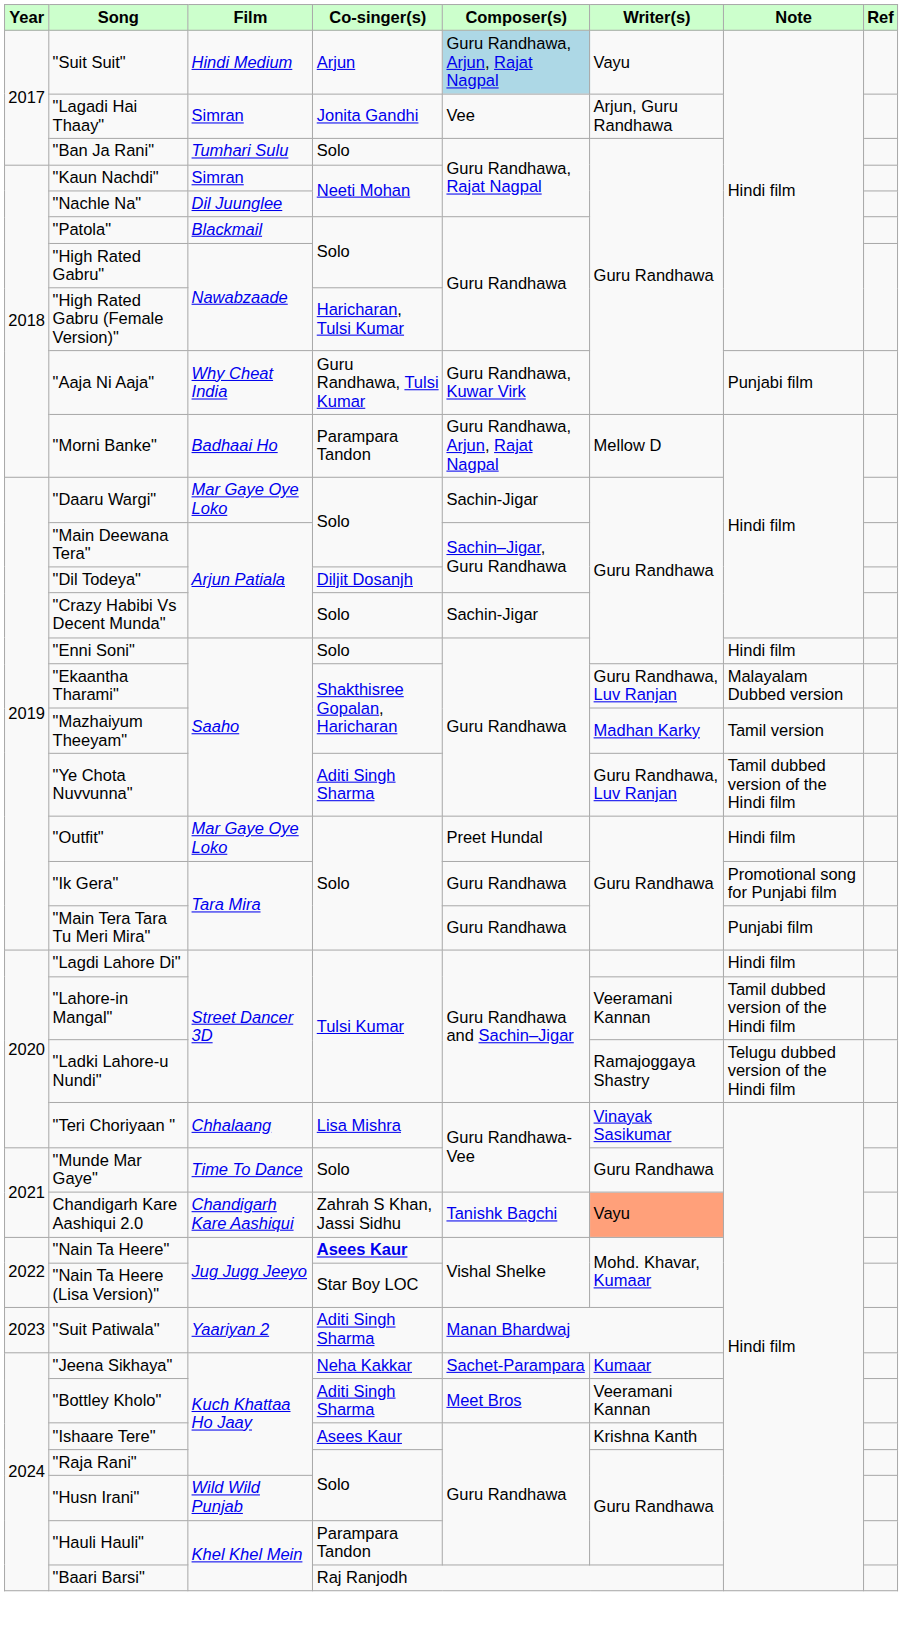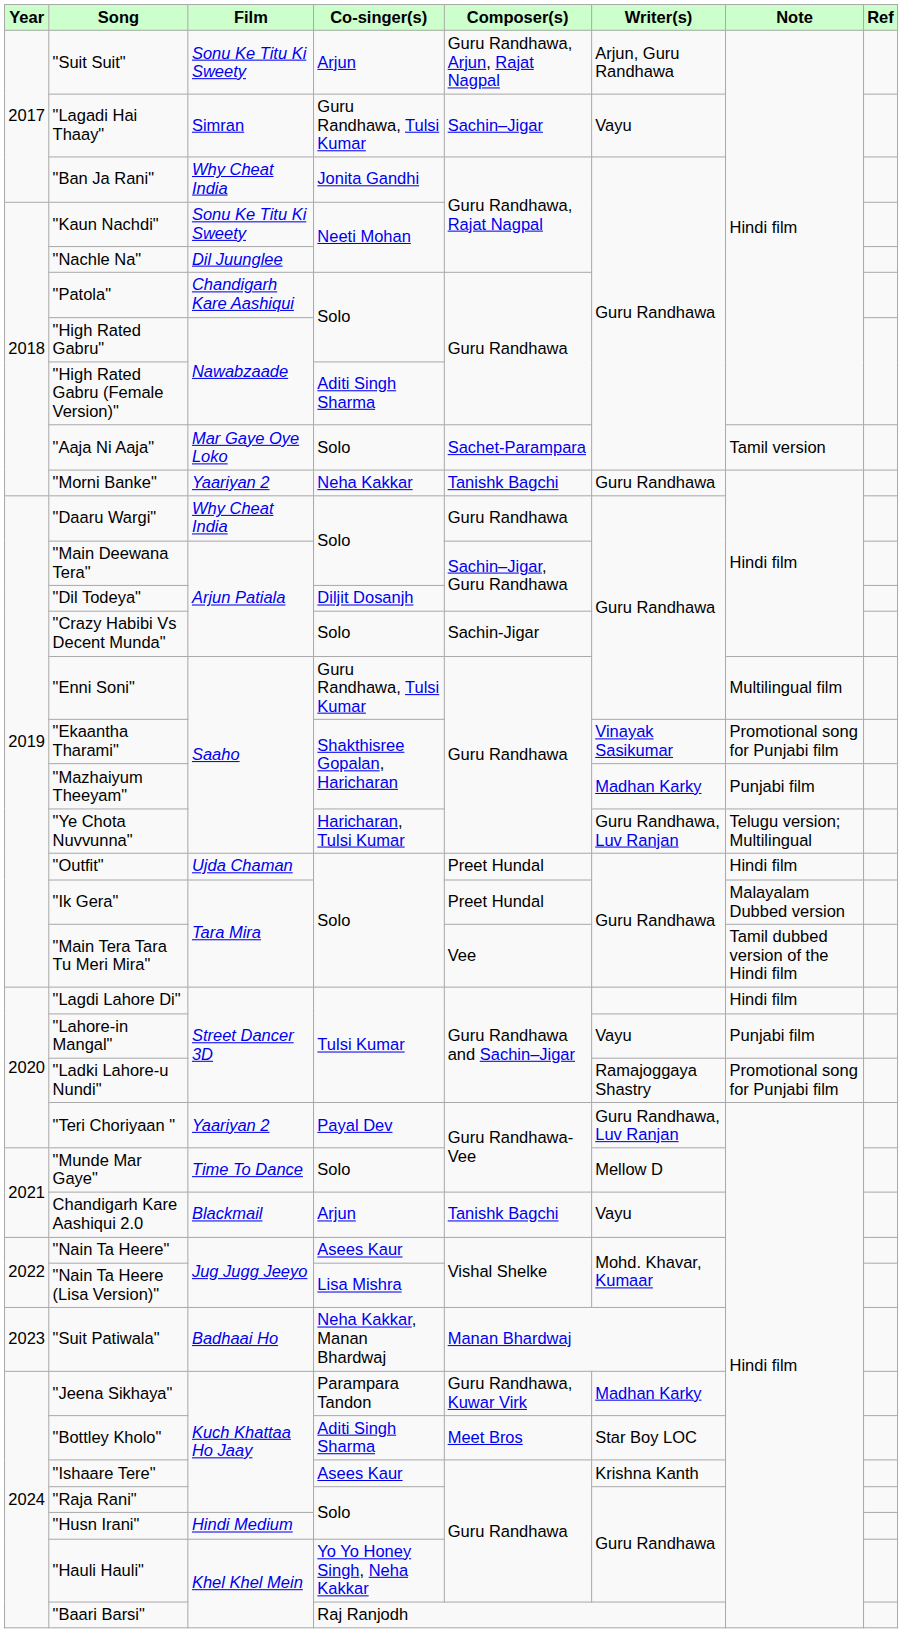(242, 62) Hindi Medium -> (249, 62) Sonu Ke Titu Ki Sweety
(509, 62) lightblue background -> (510, 62) no background
(612, 62) Vayu -> (637, 62) Arjun, Guru Randhawa
(368, 116) Jonita Gandhi -> (378, 125) Guru Randhawa, Tulsi Kumar
(461, 116) Vee -> (495, 125) Sachin–Jigar
(636, 116) Arjun, Guru Randhawa -> (613, 125) Vayu
(240, 151) Tumhari Sulu -> (233, 179) Why Cheat India
(333, 151) Solo -> (368, 179) Jonita Gandhi
(218, 177) Simran -> (249, 224) Sonu Ke Titu Ki Sweety
(227, 230) Blackmail -> (243, 294) Chandigarh Kare Aashiqui
(360, 319) Haricharan, Tulsi Kumar -> (357, 393) Aditi Singh Sharma
(232, 382) Why Cheat India -> (246, 447) Mar Gaye Oye Loko
(378, 382) Guru Randhawa, Tulsi Kumar -> (334, 447) Solo
(509, 382) Guru Randhawa, Kuwar Virk -> (517, 447) Sachet-Parampara
(770, 382) Punjabi film -> (778, 447) Tamil version
(235, 445) Badhaai Ho -> (231, 482) Yaariyan 2
(358, 445) Parampara Tandon -> (365, 482) Neha Kakkar
(509, 445) Guru Randhawa, Arjun, Rajat Nagpal -> (503, 482) Tanishk Bagchi
(627, 445) Mellow D -> (655, 482) Guru Randhawa
(245, 499) Mar Gaye Oye Loko -> (233, 518) Why Cheat India
(492, 499) Sachin-Jigar -> (508, 518) Guru Randhawa
(333, 650) Solo -> (378, 687) Guru Randhawa, Tulsi Kumar
(762, 650) Hindi film -> (786, 687) Multilingual film
(656, 686) Guru Randhawa, Luv Ranjan -> (634, 741) Vinayak Sasikumar
(785, 686) Malayalam Dubbed version -> (794, 741) Promotional song for Punjabi film
(776, 730) Tamil version -> (772, 786) Punjabi film
(356, 784) Aditi Singh Sharma -> (361, 831) Haricharan, Tulsi Kumar
(777, 784) Tamil dubbed version of the Hindi film -> (785, 831) Telugu version; Multilingual
(245, 838) Mar Gaye Oye Loko -> (242, 866) Ujda Chaman
(506, 883) Guru Randhawa -> (496, 901) Preet Hundal
(792, 883) Promotional song for Punjabi film -> (787, 901) Malayalam Dubbed version
(506, 927) Guru Randhawa -> (462, 955) Vee
(770, 927) Punjabi film -> (779, 955) Tamil dubbed version of the Hindi film
(633, 1008) Veeramani Kannan -> (613, 1035) Vayu
(777, 1008) Tamil dubbed version of the Hindi film -> (772, 1035) Punjabi film
(782, 1071) Telugu dubbed version of the Hindi film -> (794, 1080) Promotional song for Punjabi film
(231, 1125) Chhalaang -> (231, 1125) Yaariyan 2
(359, 1125) Lisa Mishra -> (355, 1125) Payal Dev
(633, 1125) Vinayak Sasikumar -> (658, 1125) Guru Randhawa, Luv Ranjan
(654, 1169) Guru Randhawa -> (629, 1169) Mellow D
(243, 1214) Chandigarh Kare Aashiqui -> (227, 1214) Blackmail
(374, 1214) Zahrah S Khan, Jassi Sidhu -> (337, 1214) Arjun
(612, 1214) lightsalmon background -> (613, 1214) no background
(362, 1249) bold -> (360, 1249) normal
(368, 1285) Star Boy LOC -> (359, 1285) Lisa Mishra
(230, 1330) Yaariyan 2 -> (235, 1339) Badhaai Ho
(356, 1330) Aditi Singh Sharma -> (367, 1339) Neha Kakkar, Manan Bhardwaj
(364, 1365) Neha Kakkar -> (358, 1393) Parampara Tandon
(516, 1365) Sachet-Parampara -> (510, 1393) Guru Randhawa, Kuwar Virk
(622, 1365) Kumaar -> (648, 1393) Madhan Karky
(633, 1400) Veeramani Kannan -> (646, 1437) Star Boy LOC
(226, 1497) Wild Wild Punjab -> (242, 1525) Hindi Medium
(358, 1542) Parampara Tandon -> (364, 1570) Yo Yo Honey Singh, Neha Kakkar
